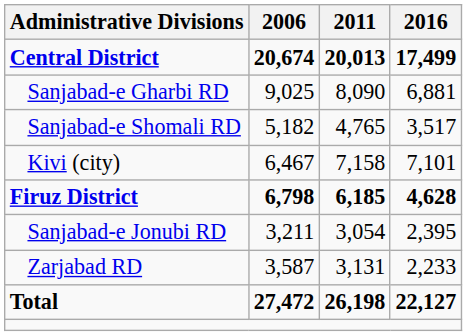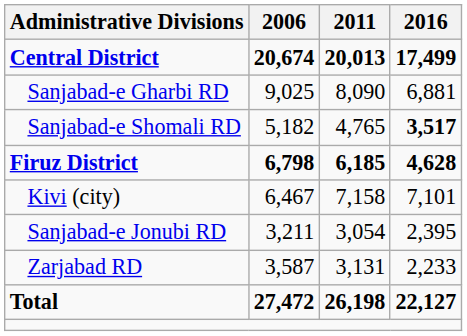(431, 127) normal -> (431, 127) bold
rows swapped: (74, 162) <-> (74, 197)
